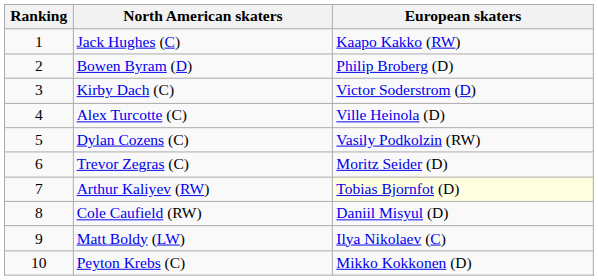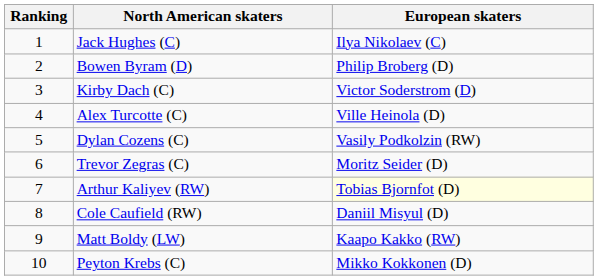(398, 41) Kaapo Kakko (RW) -> (391, 41) Ilya Nikolaev (C)
(391, 238) Ilya Nikolaev (C) -> (398, 238) Kaapo Kakko (RW)
